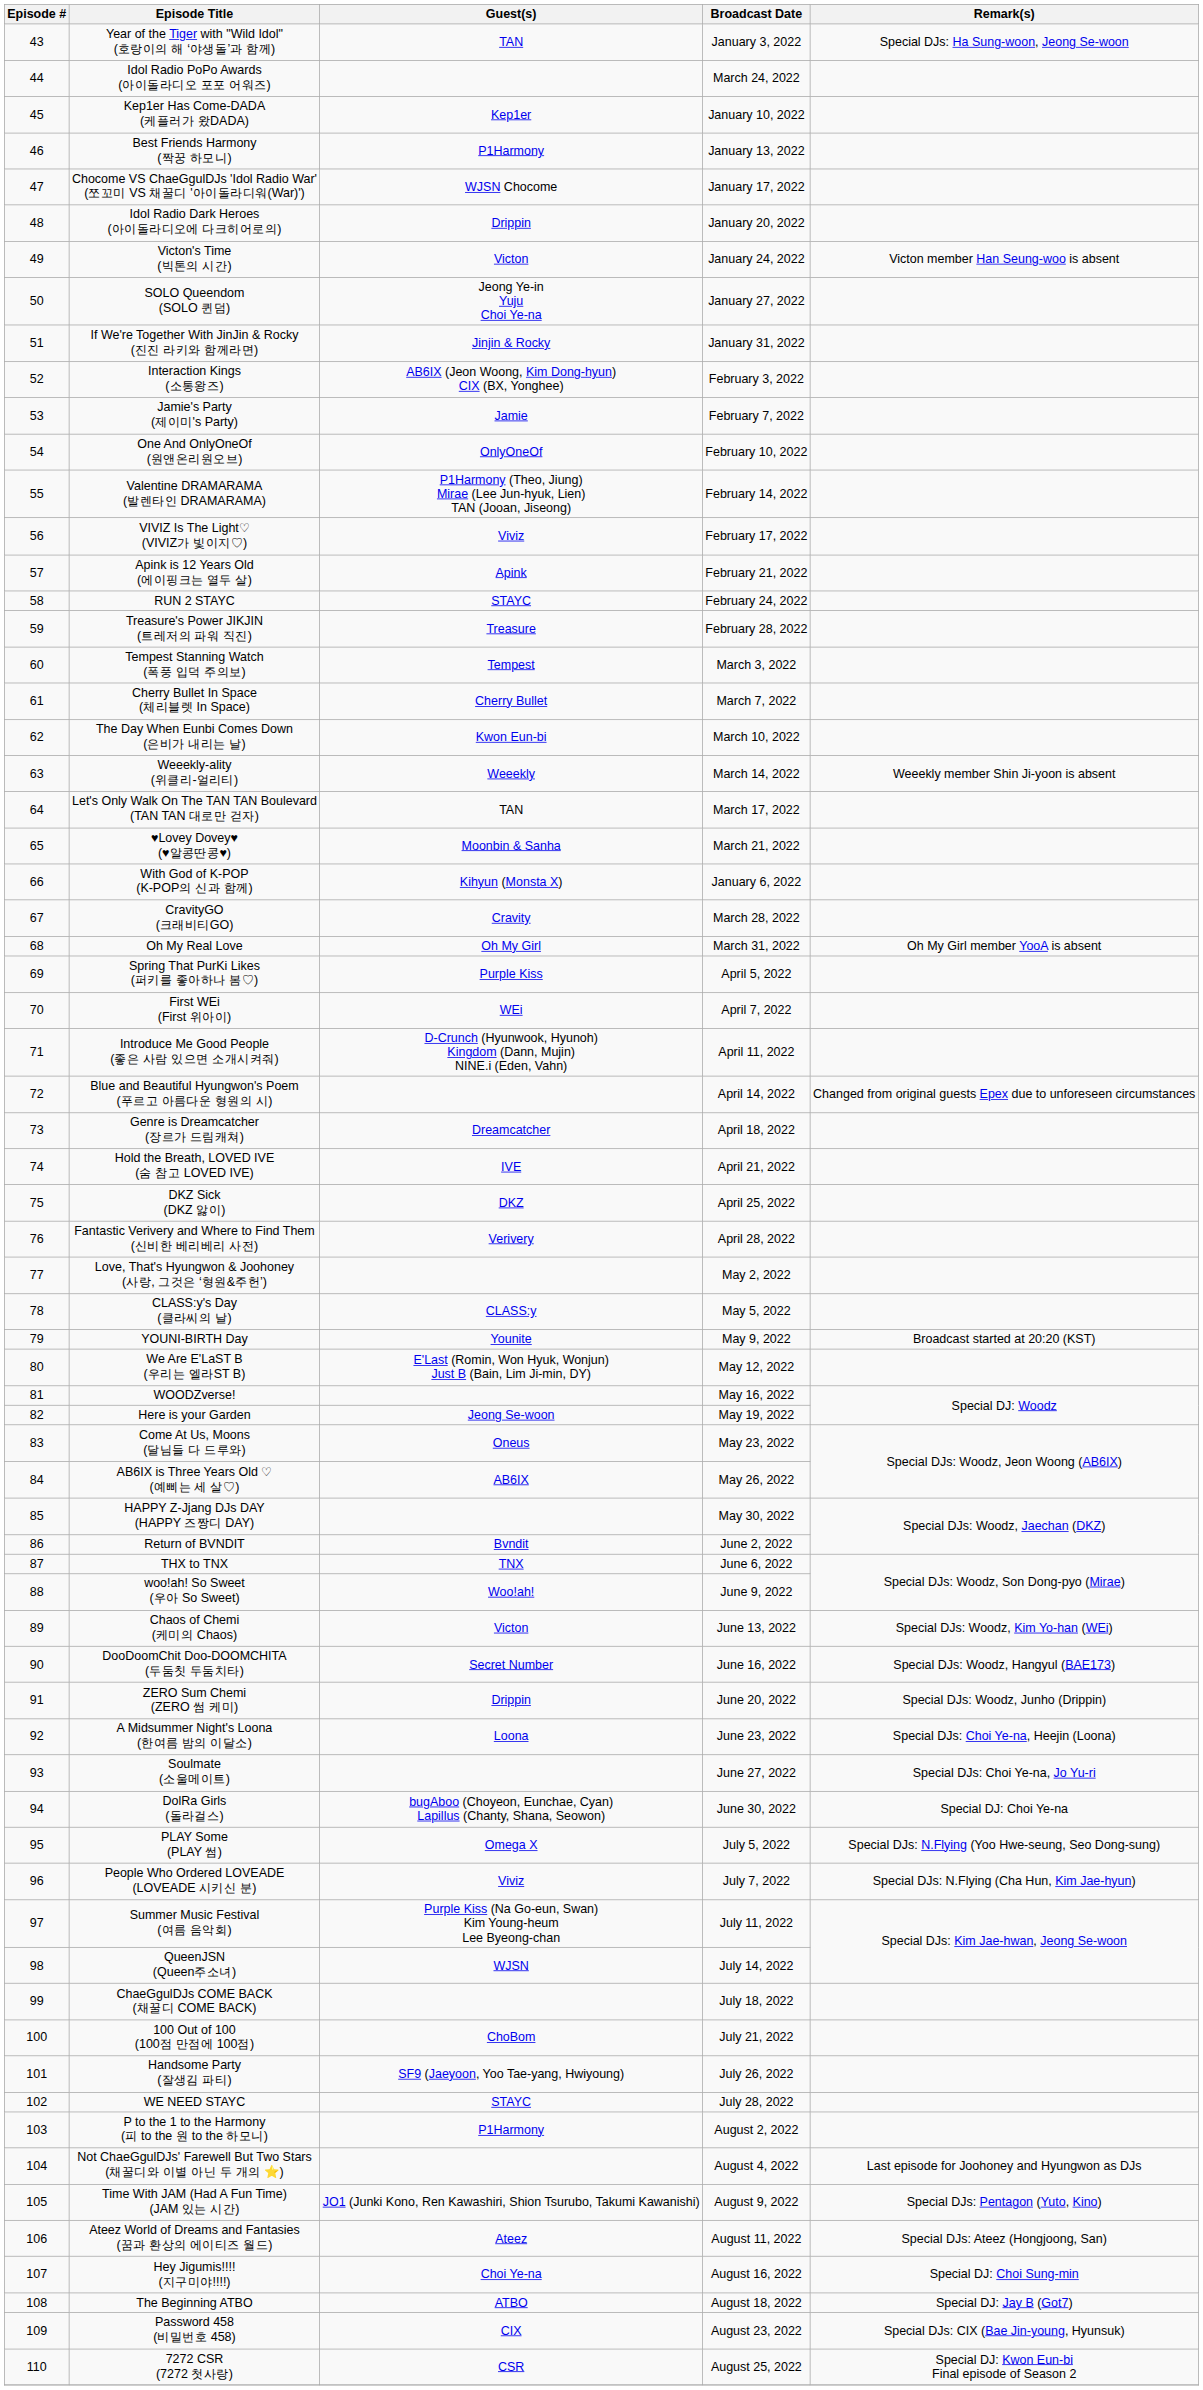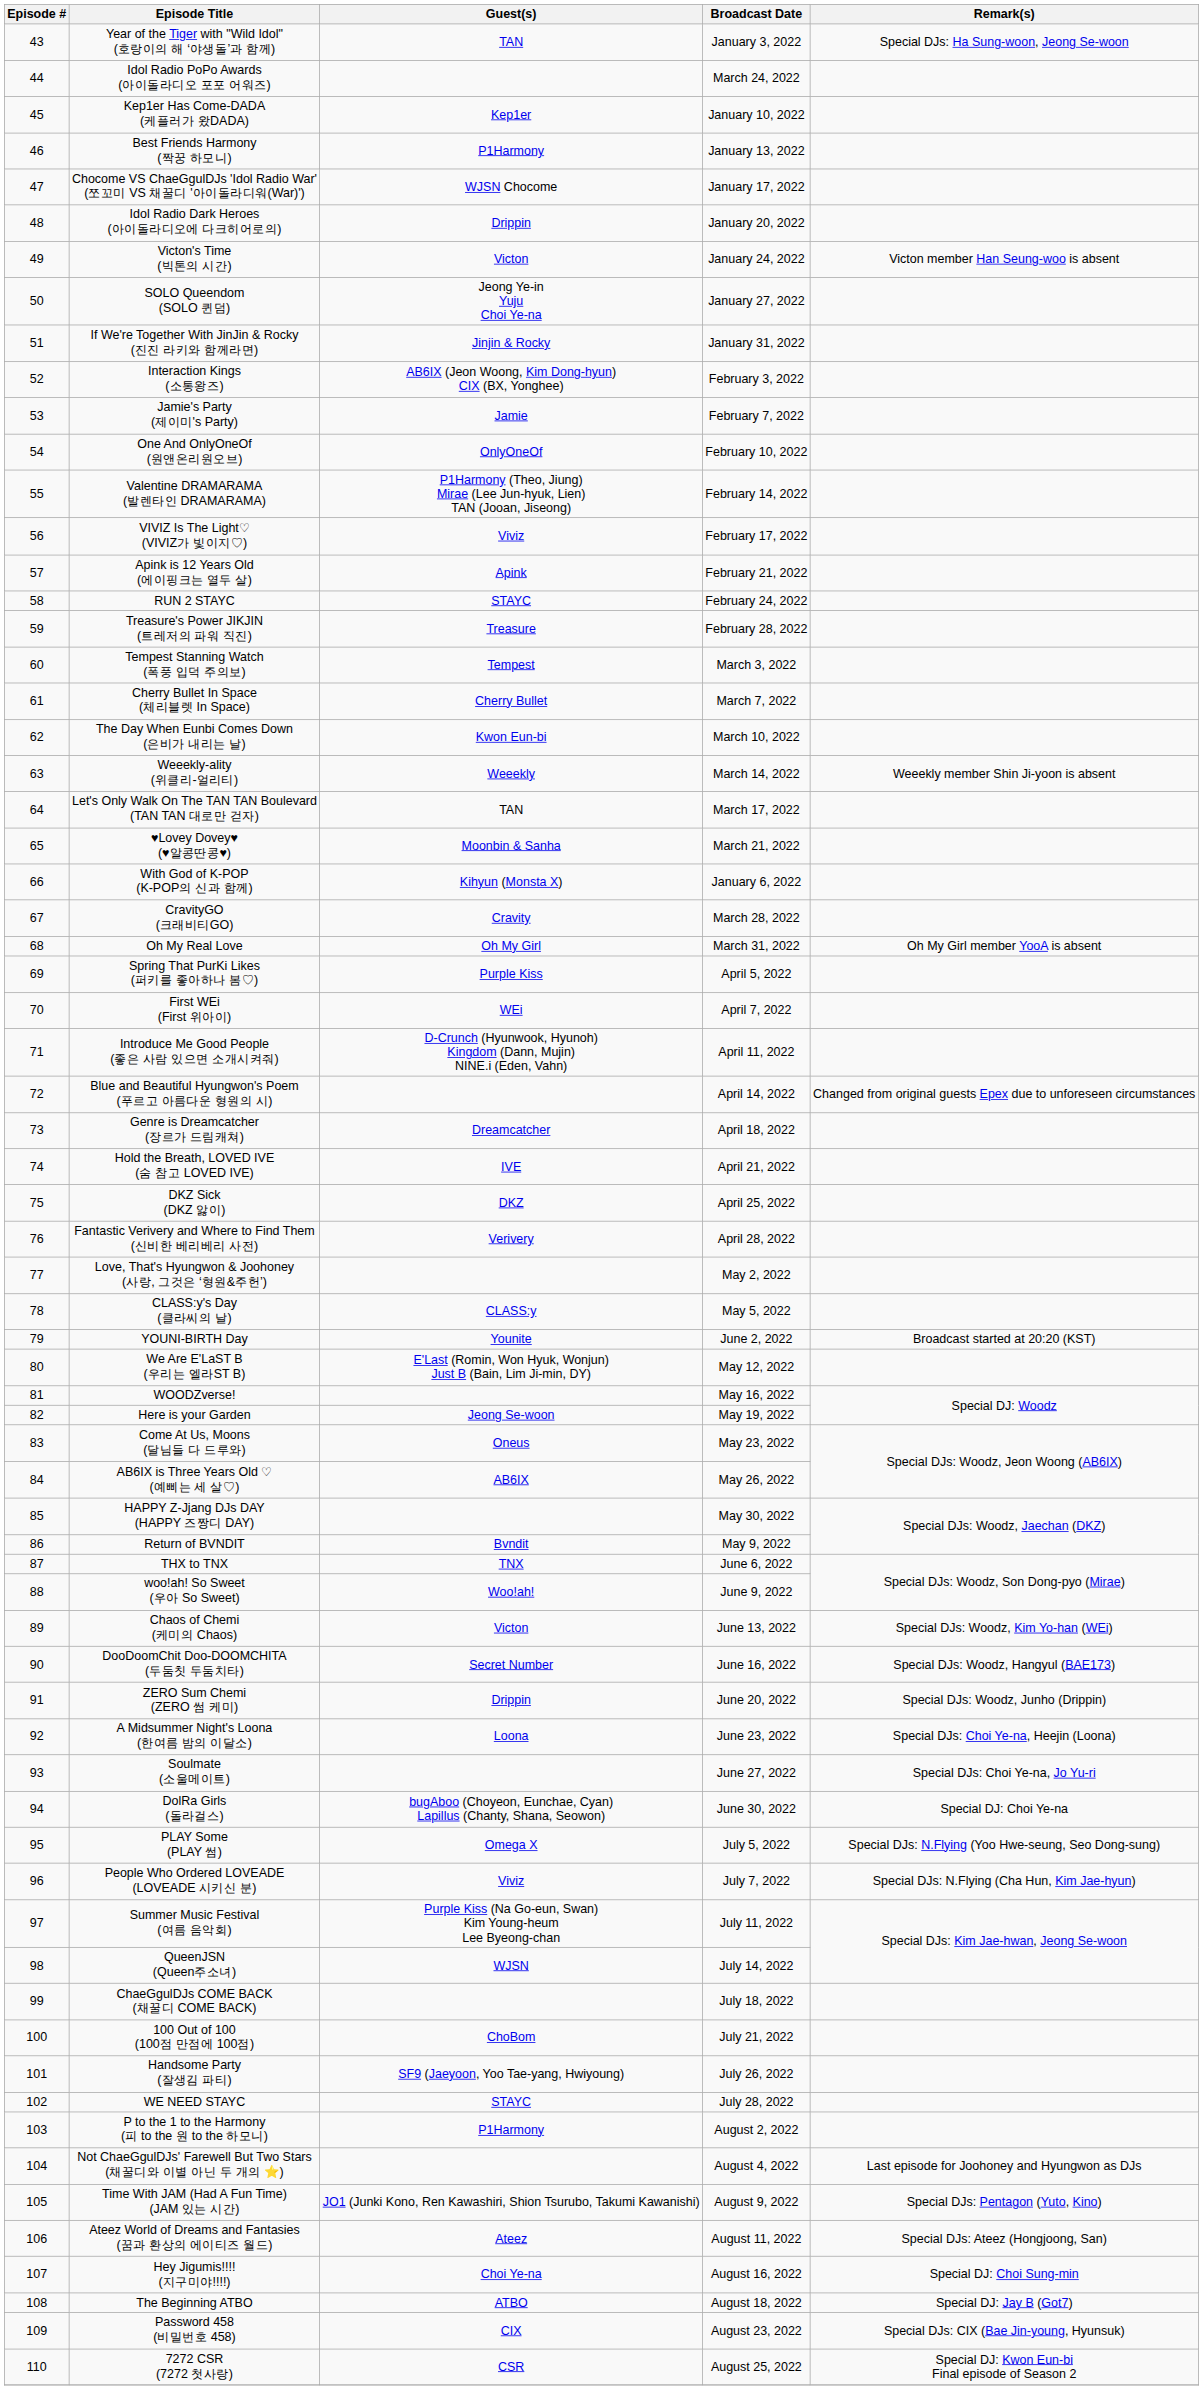(756, 1339) May 9, 2022 -> (756, 1339) June 2, 2022
(756, 1544) June 2, 2022 -> (756, 1544) May 9, 2022
